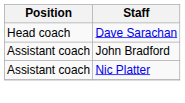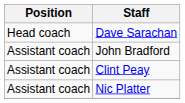+ row: (122, 70)
